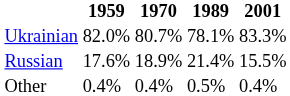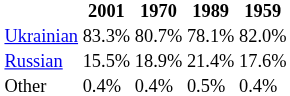columns swapped: (106, 10) <-> (263, 10)
